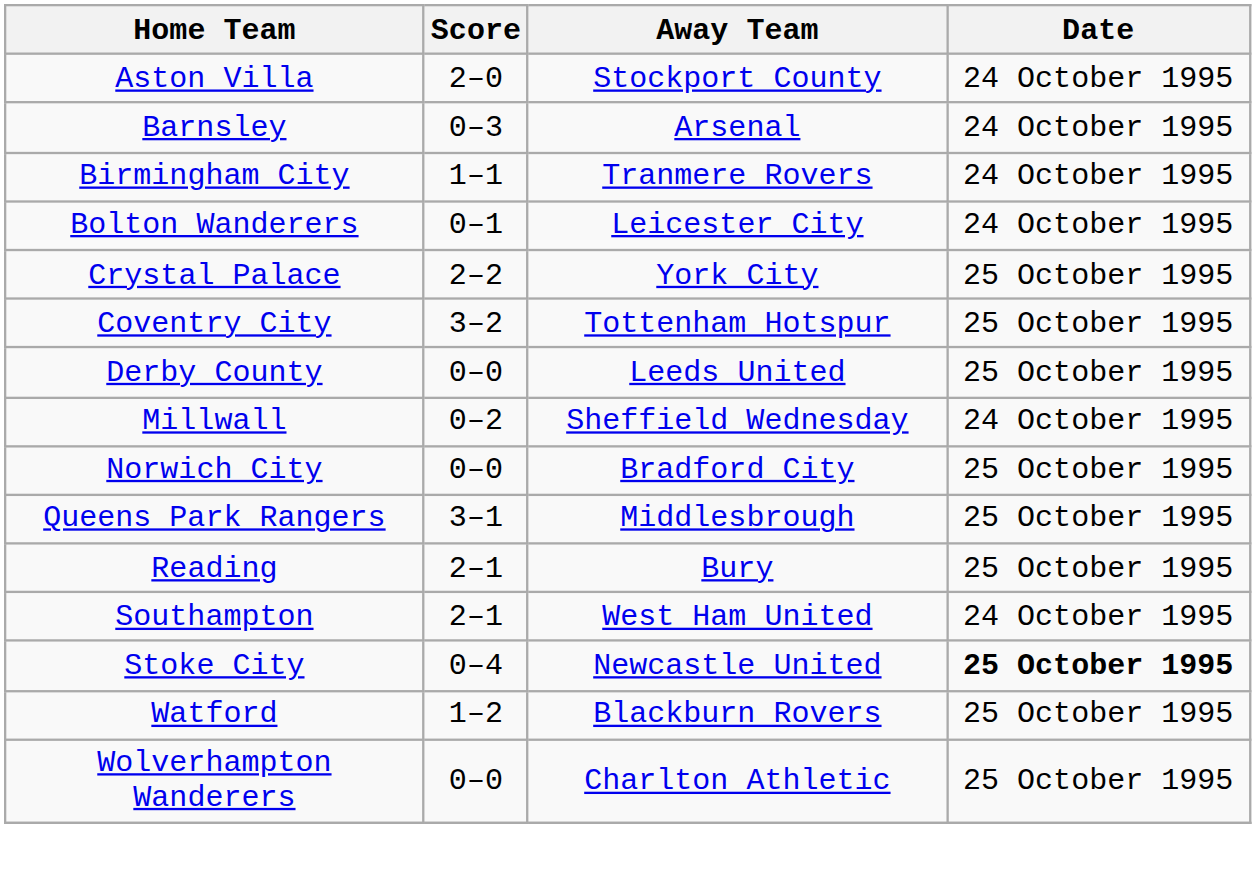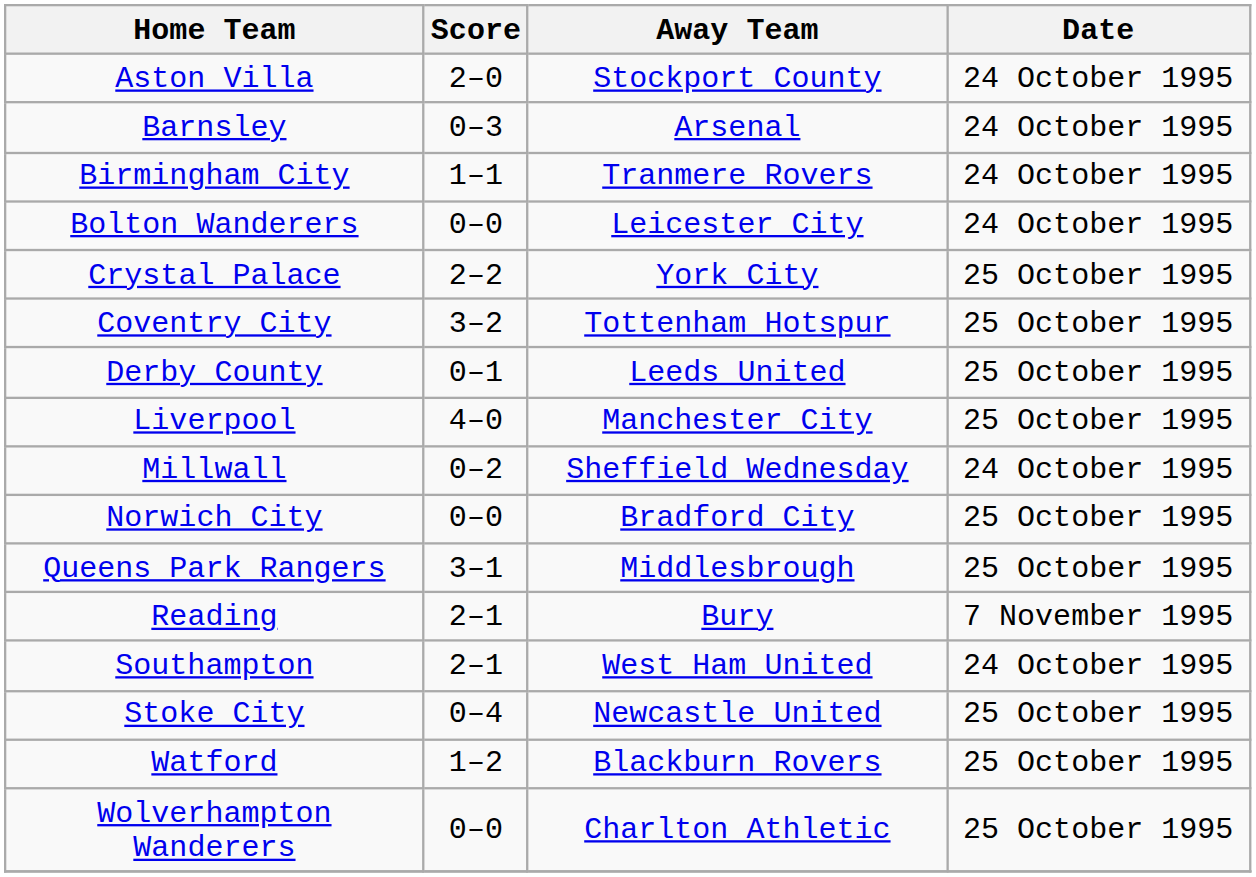(476, 225) 0–1 -> (476, 225) 0–0
(476, 372) 0–0 -> (476, 372) 0–1
+ row: (214, 421)
(1098, 568) 25 October 1995 -> (1098, 617) 7 November 1995
(1098, 666) bold -> (1098, 715) normal
